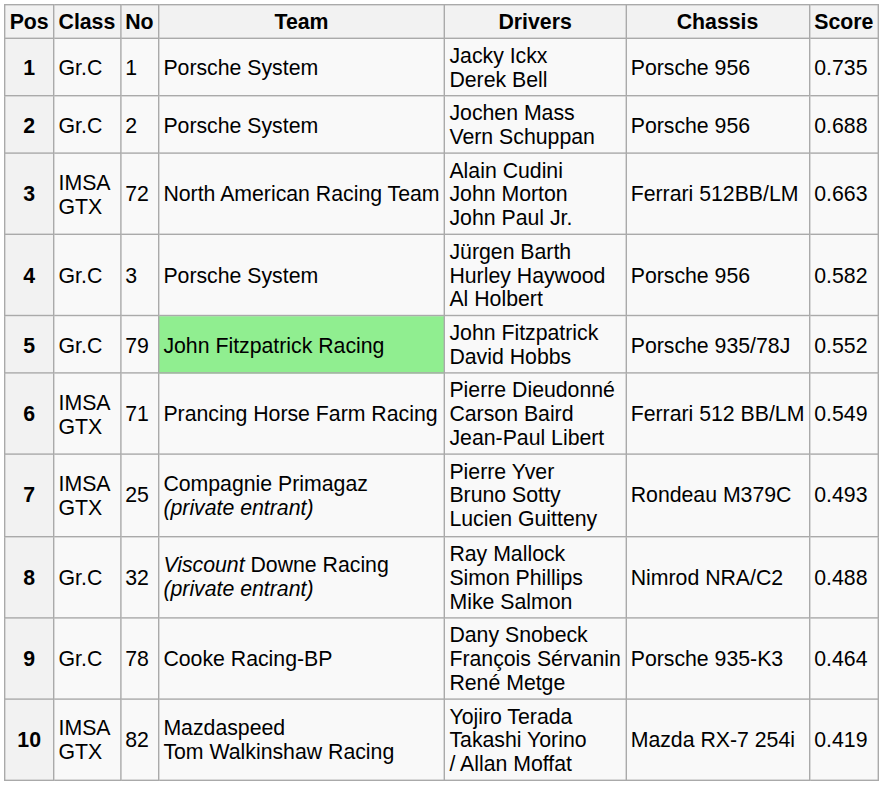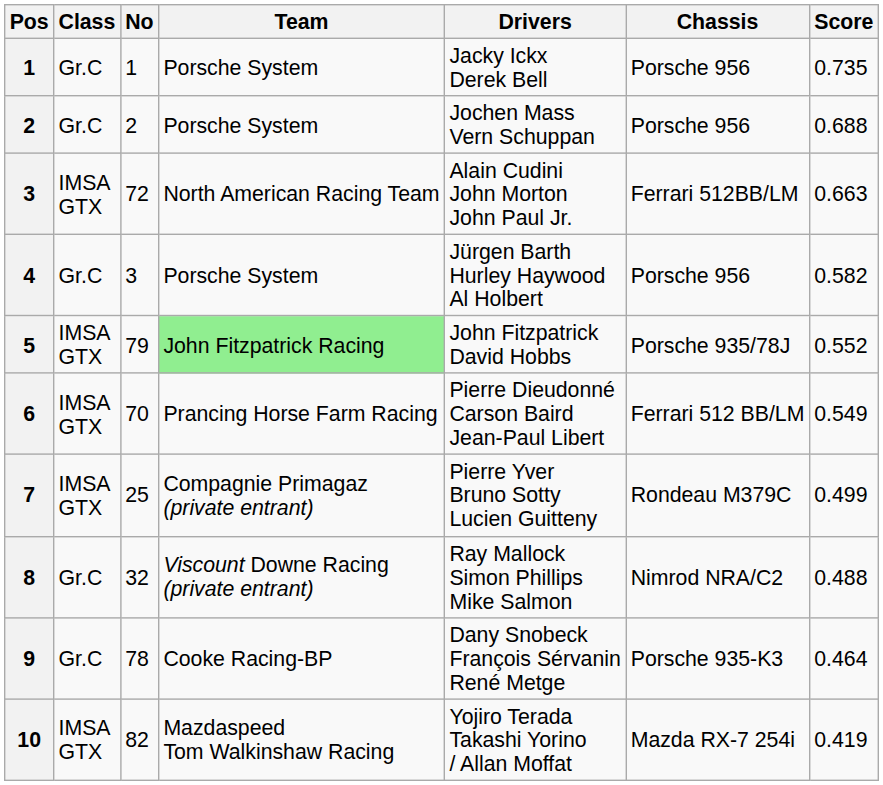(80, 345) Gr.C -> (85, 345) IMSA GTX
(137, 414) 71 -> (137, 414) 70
(841, 496) 0.493 -> (841, 496) 0.499
